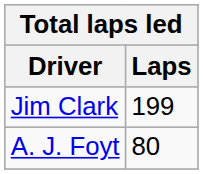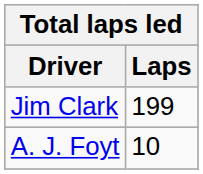(146, 147) 80 -> (146, 147) 10
